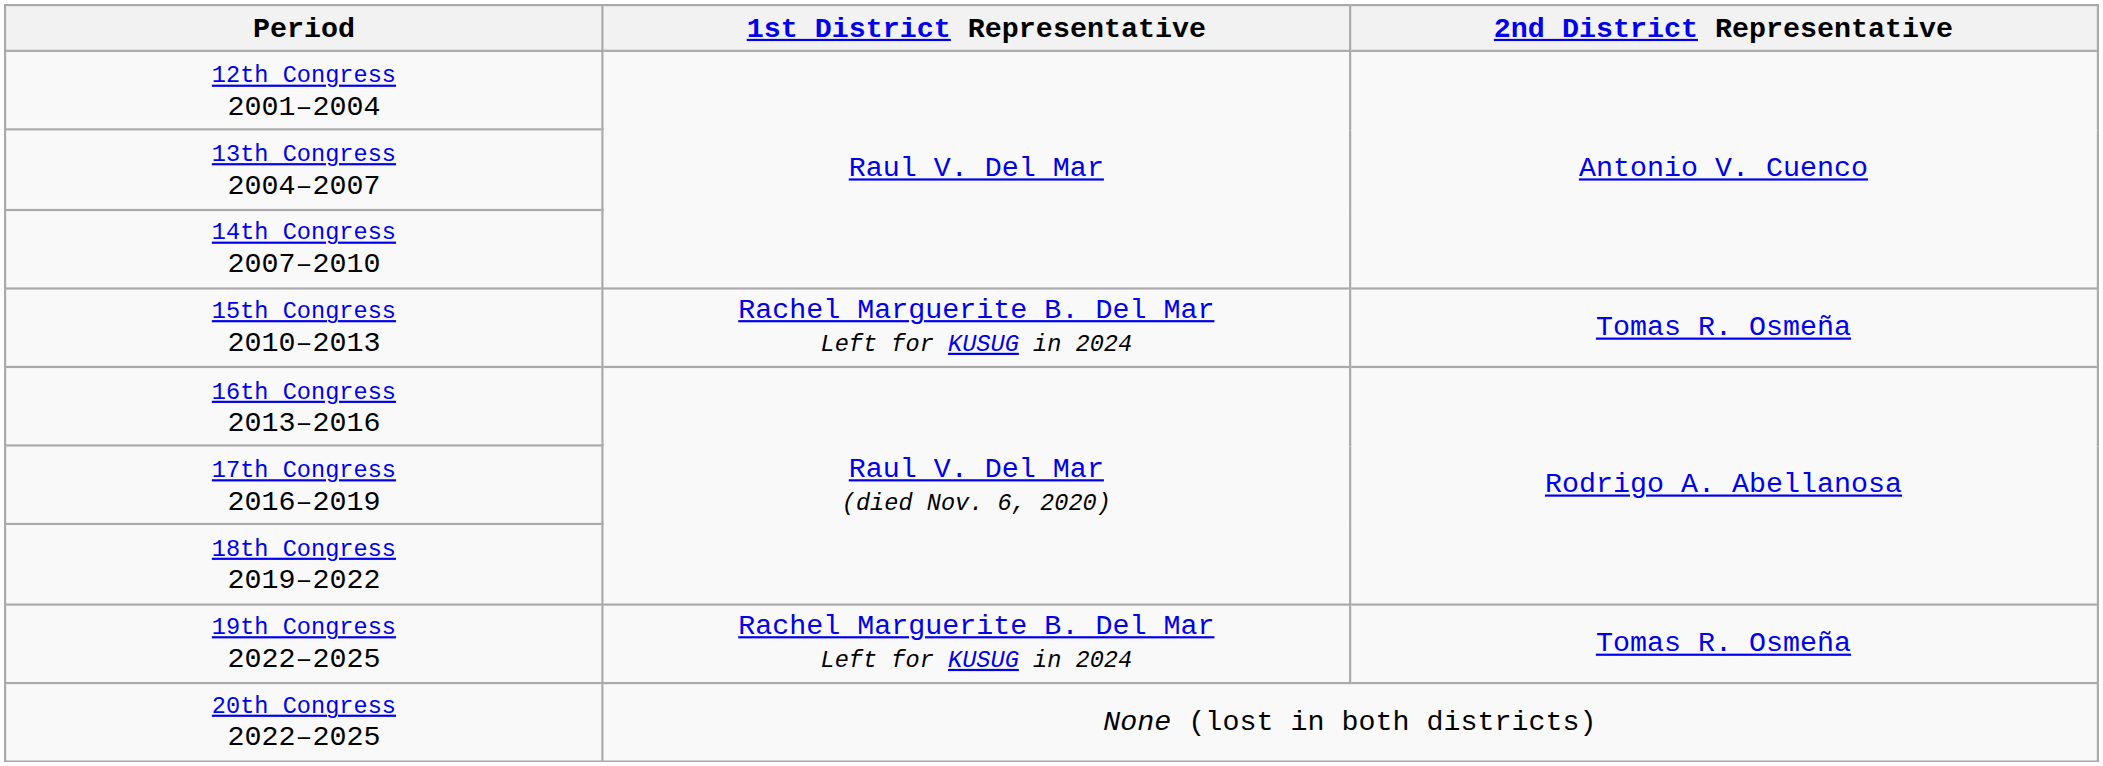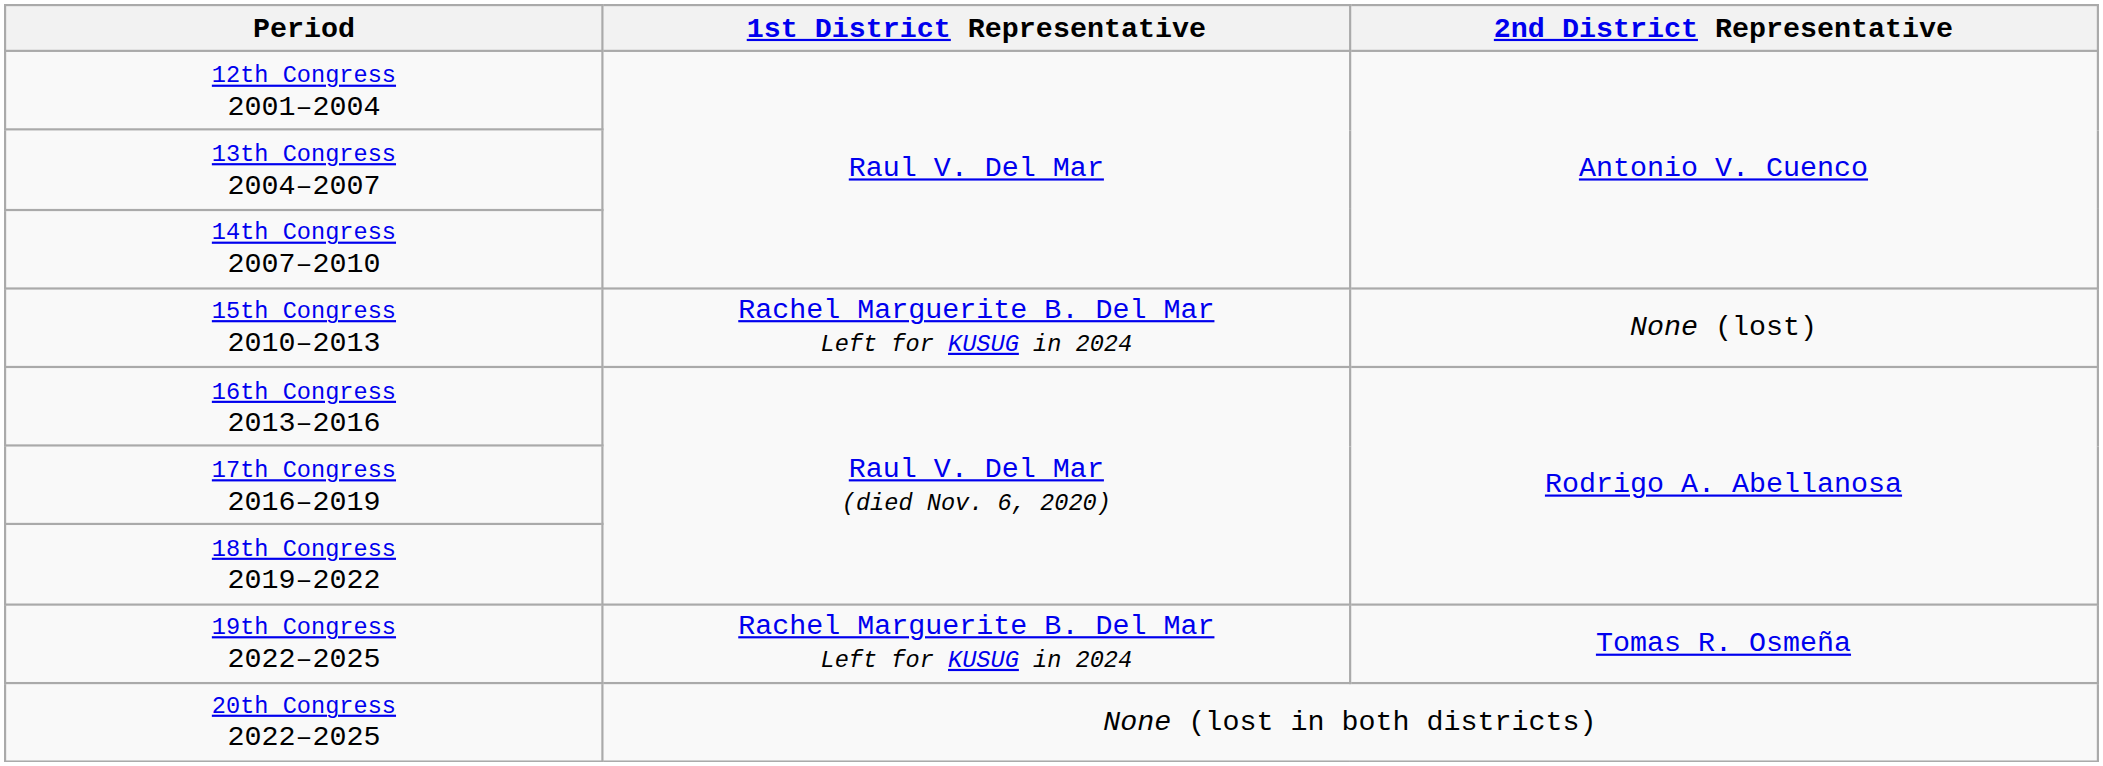(1723, 327) Tomas R. Osmeña -> (1723, 327) None (lost)
